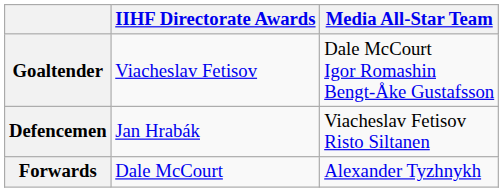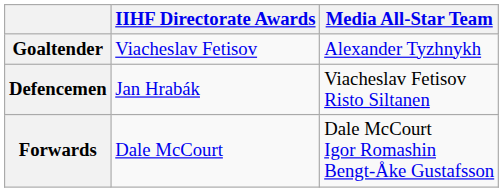(409, 70) Dale McCourt Igor Romashin Bengt-Åke Gustafsson -> (403, 49) Alexander Tyzhnykh
(403, 171) Alexander Tyzhnykh -> (409, 150) Dale McCourt Igor Romashin Bengt-Åke Gustafsson
